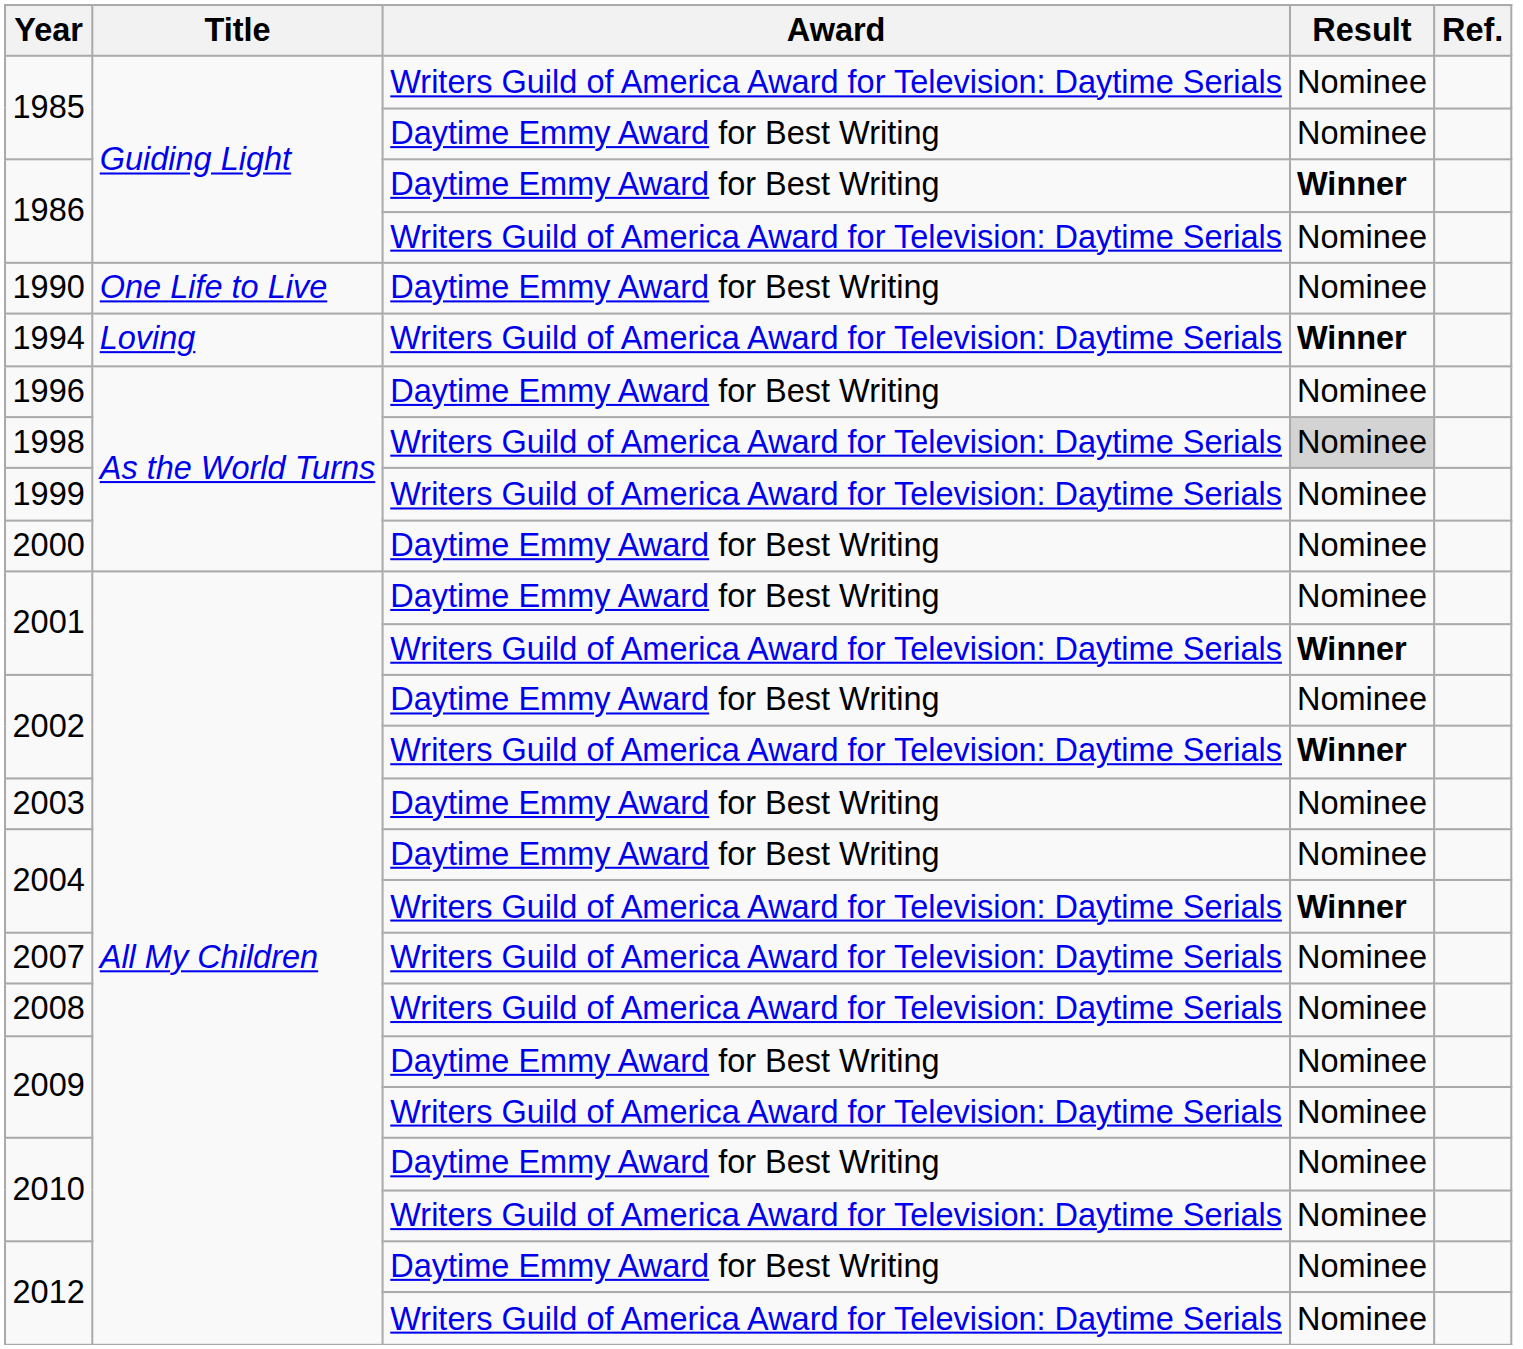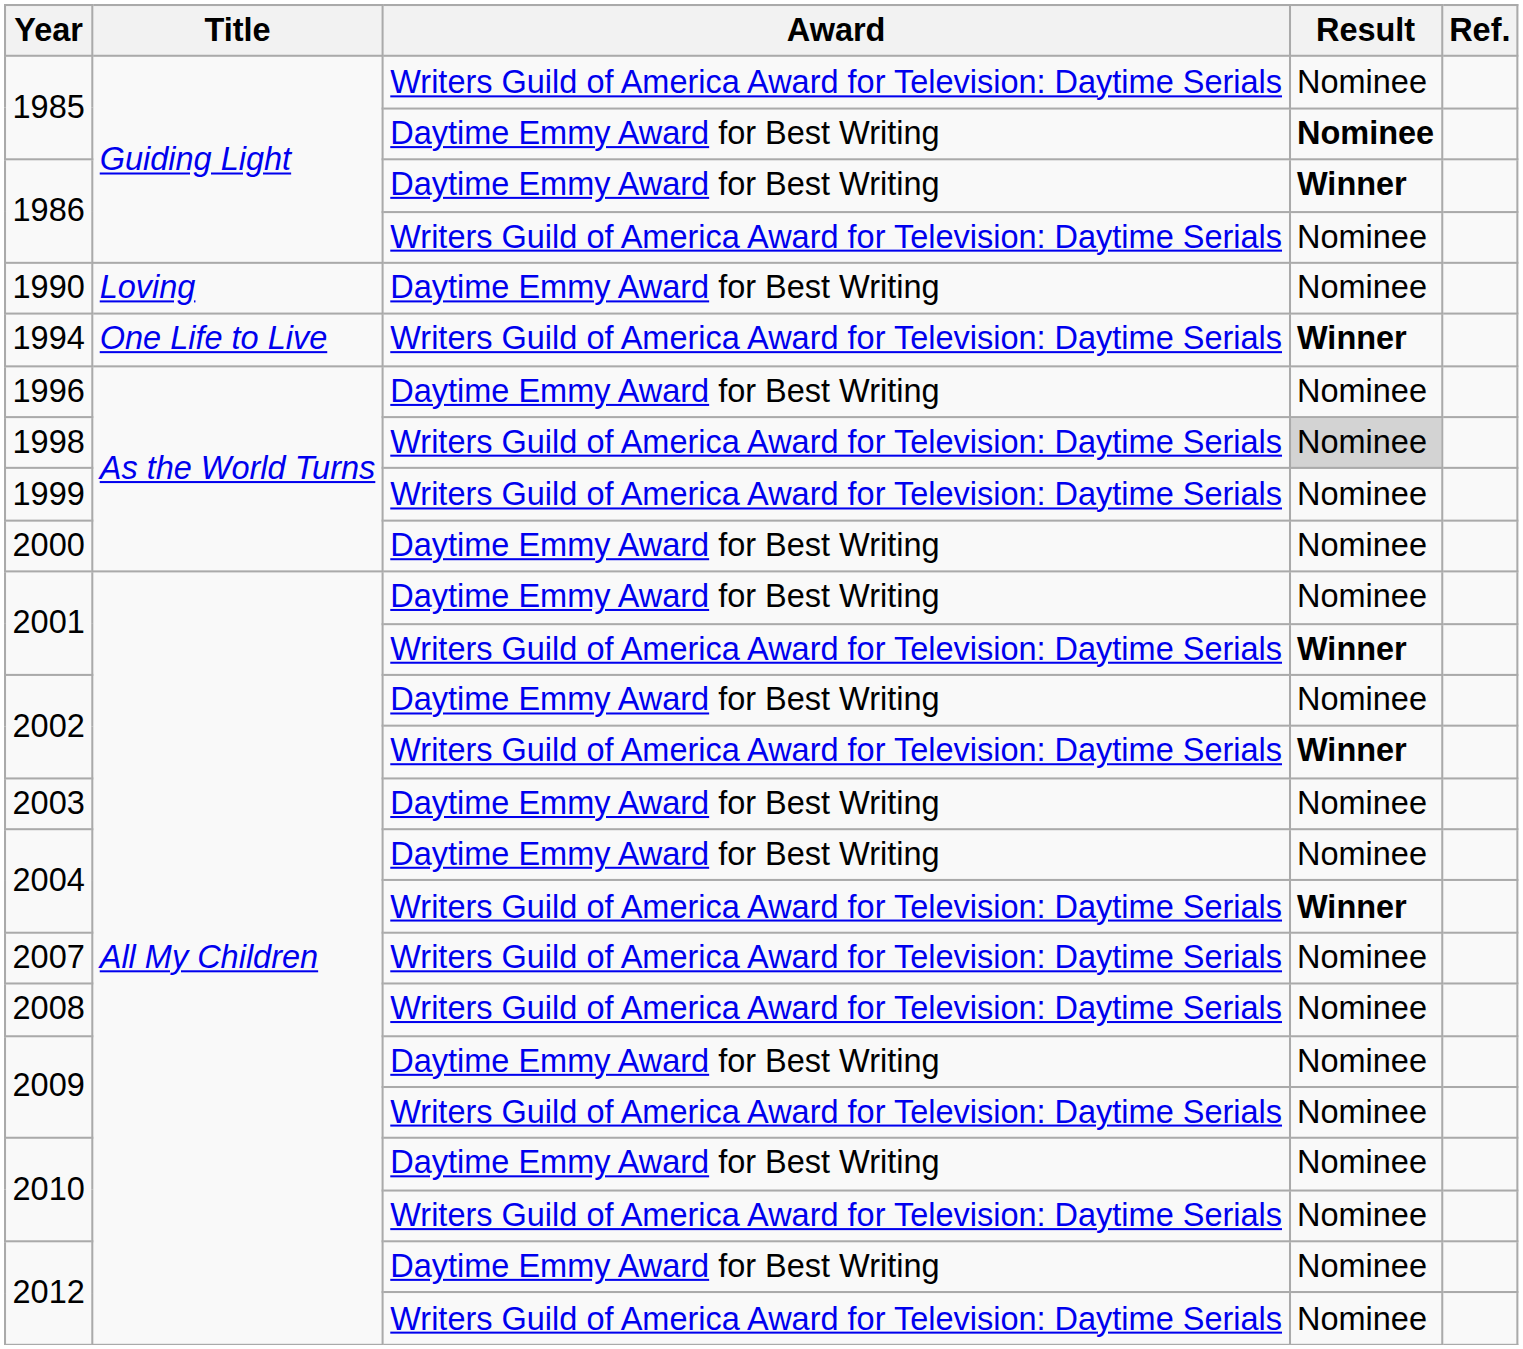(1362, 133) normal -> (1366, 133) bold
(213, 287) One Life to Live -> (148, 287) Loving
(148, 339) Loving -> (213, 339) One Life to Live
